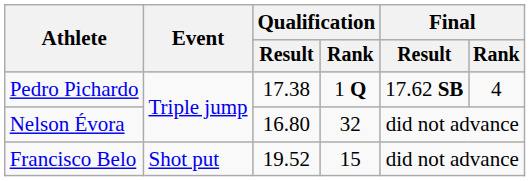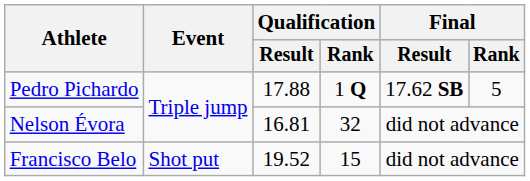(286, 89) 17.38 -> (286, 89) 17.88
(496, 89) 4 -> (496, 89) 5
(286, 124) 16.80 -> (286, 124) 16.81
